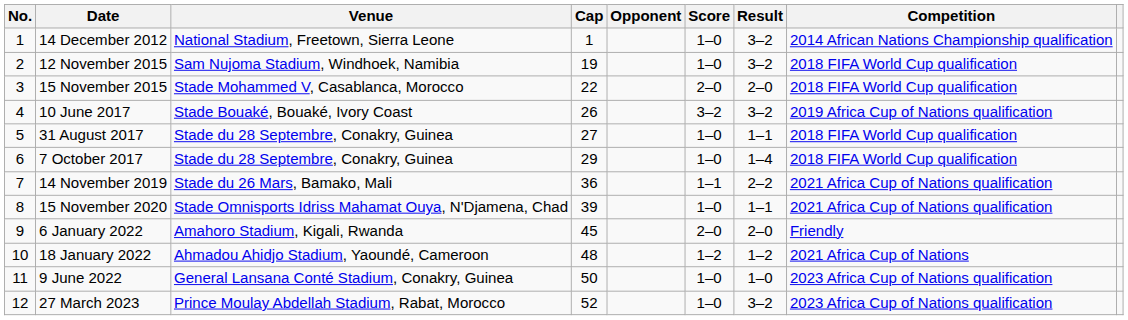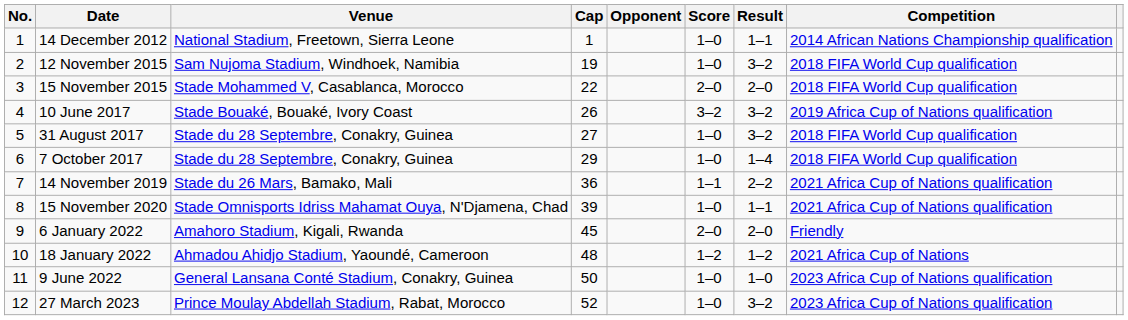(760, 40) 3–2 -> (760, 40) 1–1
(760, 135) 1–1 -> (760, 135) 3–2
